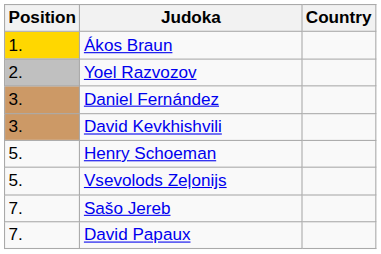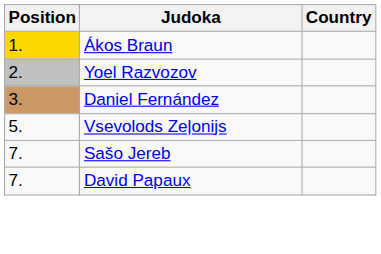- row: (153, 126)
- row: (150, 153)
